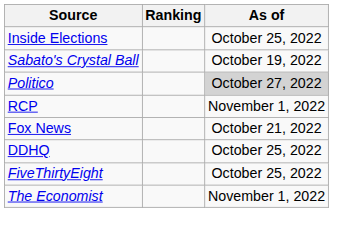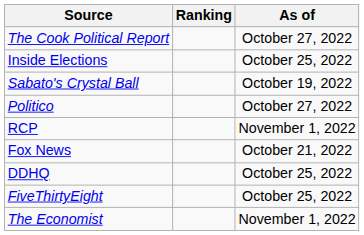+ row: (88, 38)
(267, 83) lightgrey background -> (297, 106) no background
